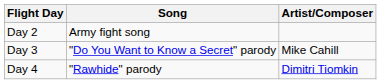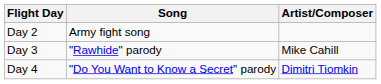(172, 50) "Do You Want to Know a Secret" parody -> (115, 50) "Rawhide" parody
(115, 69) "Rawhide" parody -> (172, 69) "Do You Want to Know a Secret" parody
